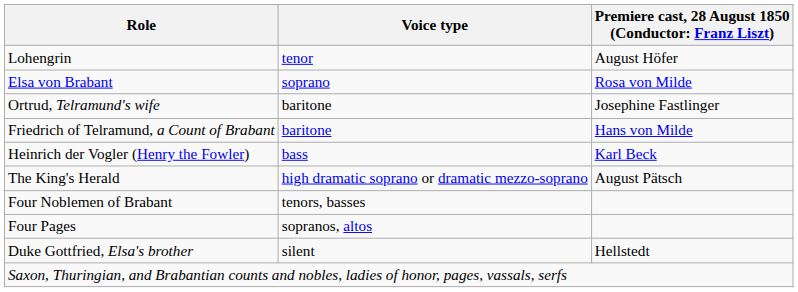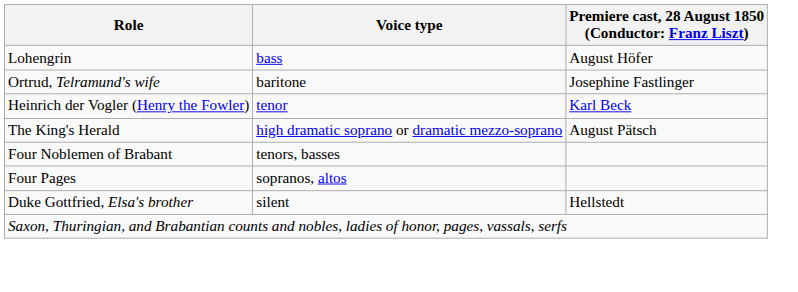(297, 57) tenor -> (269, 57) bass
- row: (60, 81)
- row: (141, 130)
(295, 154) bass -> (272, 105) tenor
